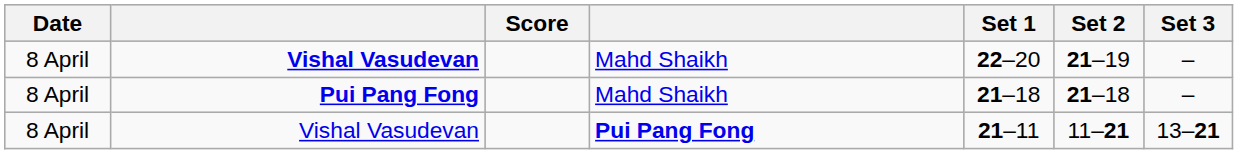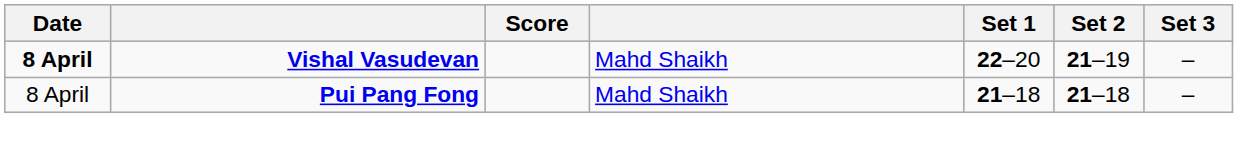(58, 59) normal -> (58, 59) bold
- row: (389, 131)
